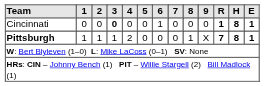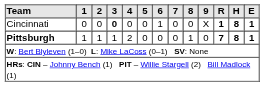(206, 24) 0 -> (206, 24) X
(206, 37) X -> (206, 37) 0
